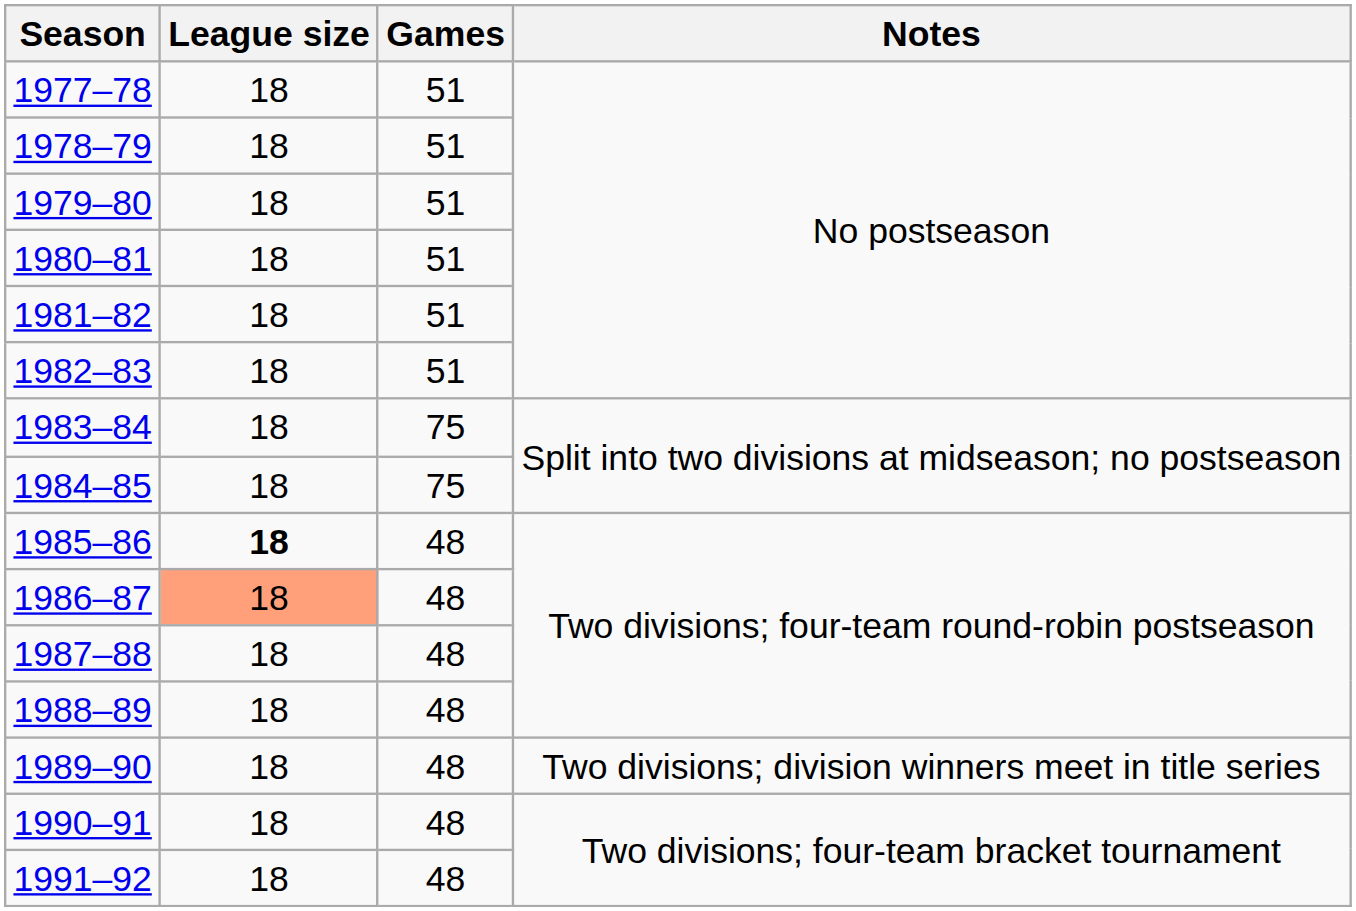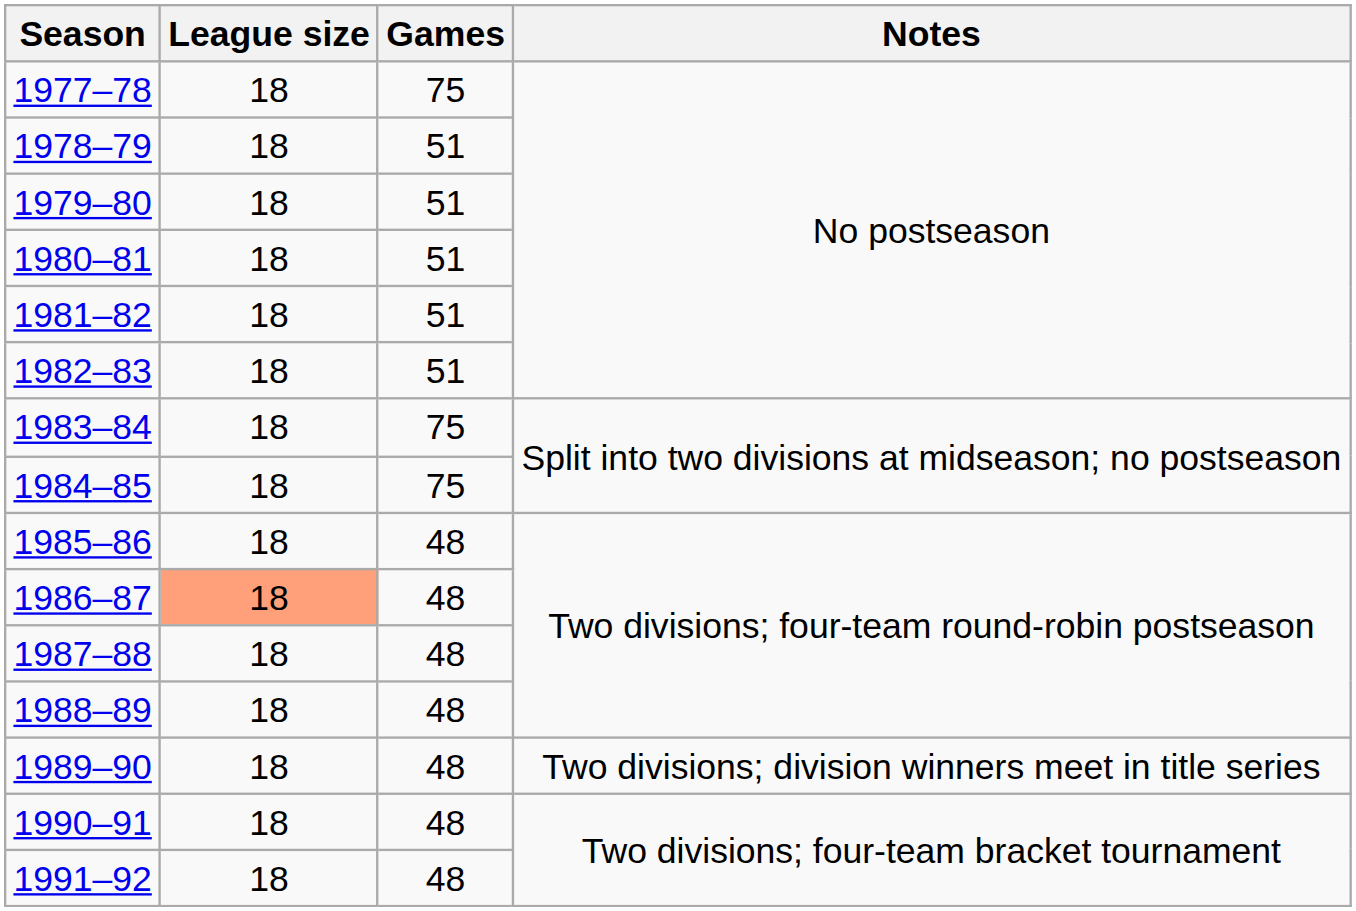(446, 90) 51 -> (446, 90) 75
(269, 540) bold -> (269, 540) normal
